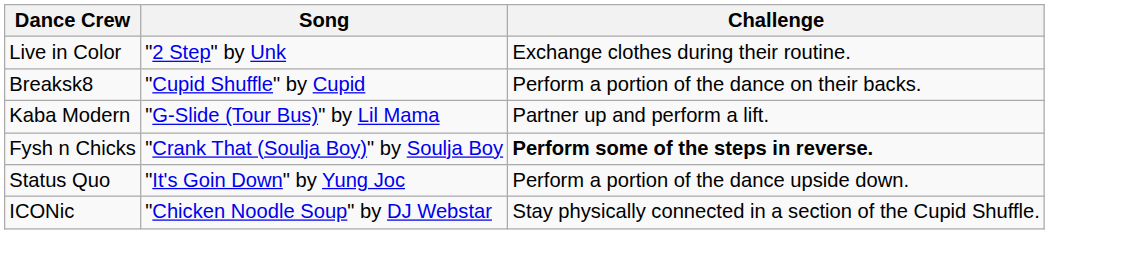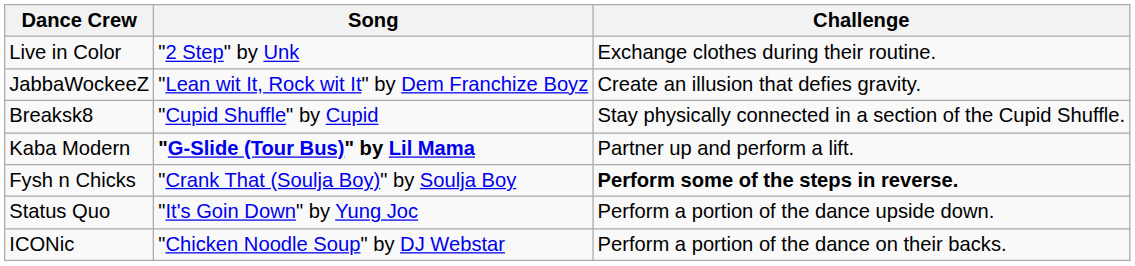+ row: (79, 84)
(717, 84) Perform a portion of the dance on their backs. -> (861, 116) Stay physically connected in a section of the Cupid Shuffle.
(292, 116) normal -> (317, 148) bold
(776, 212) Stay physically connected in a section of the Cupid Shuffle. -> (802, 244) Perform a portion of the dance on their backs.
